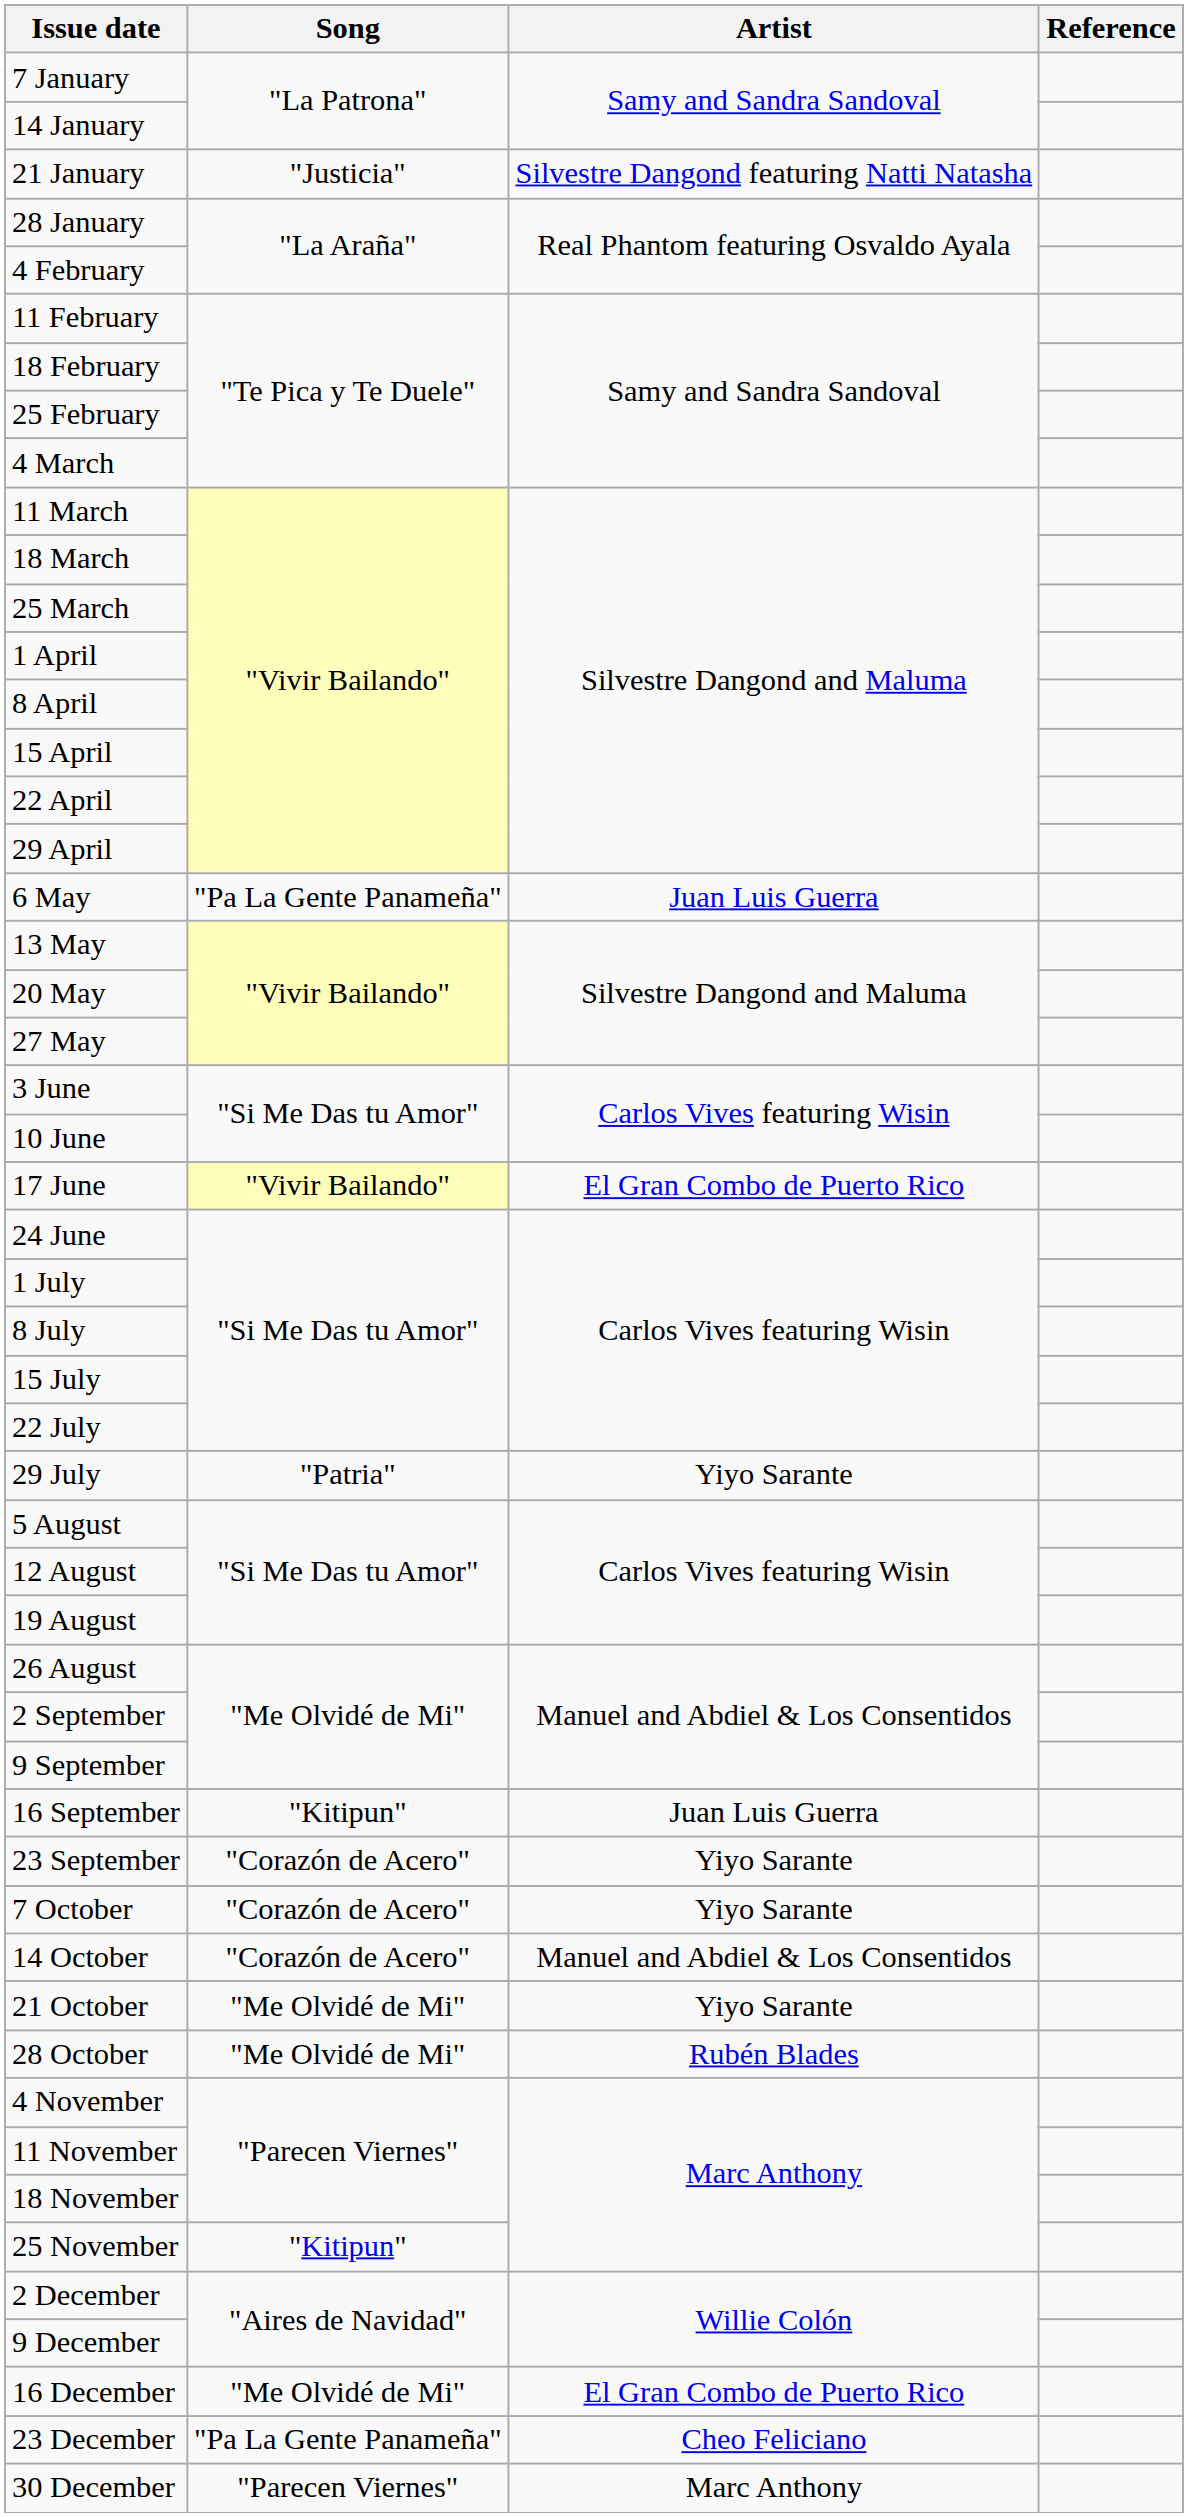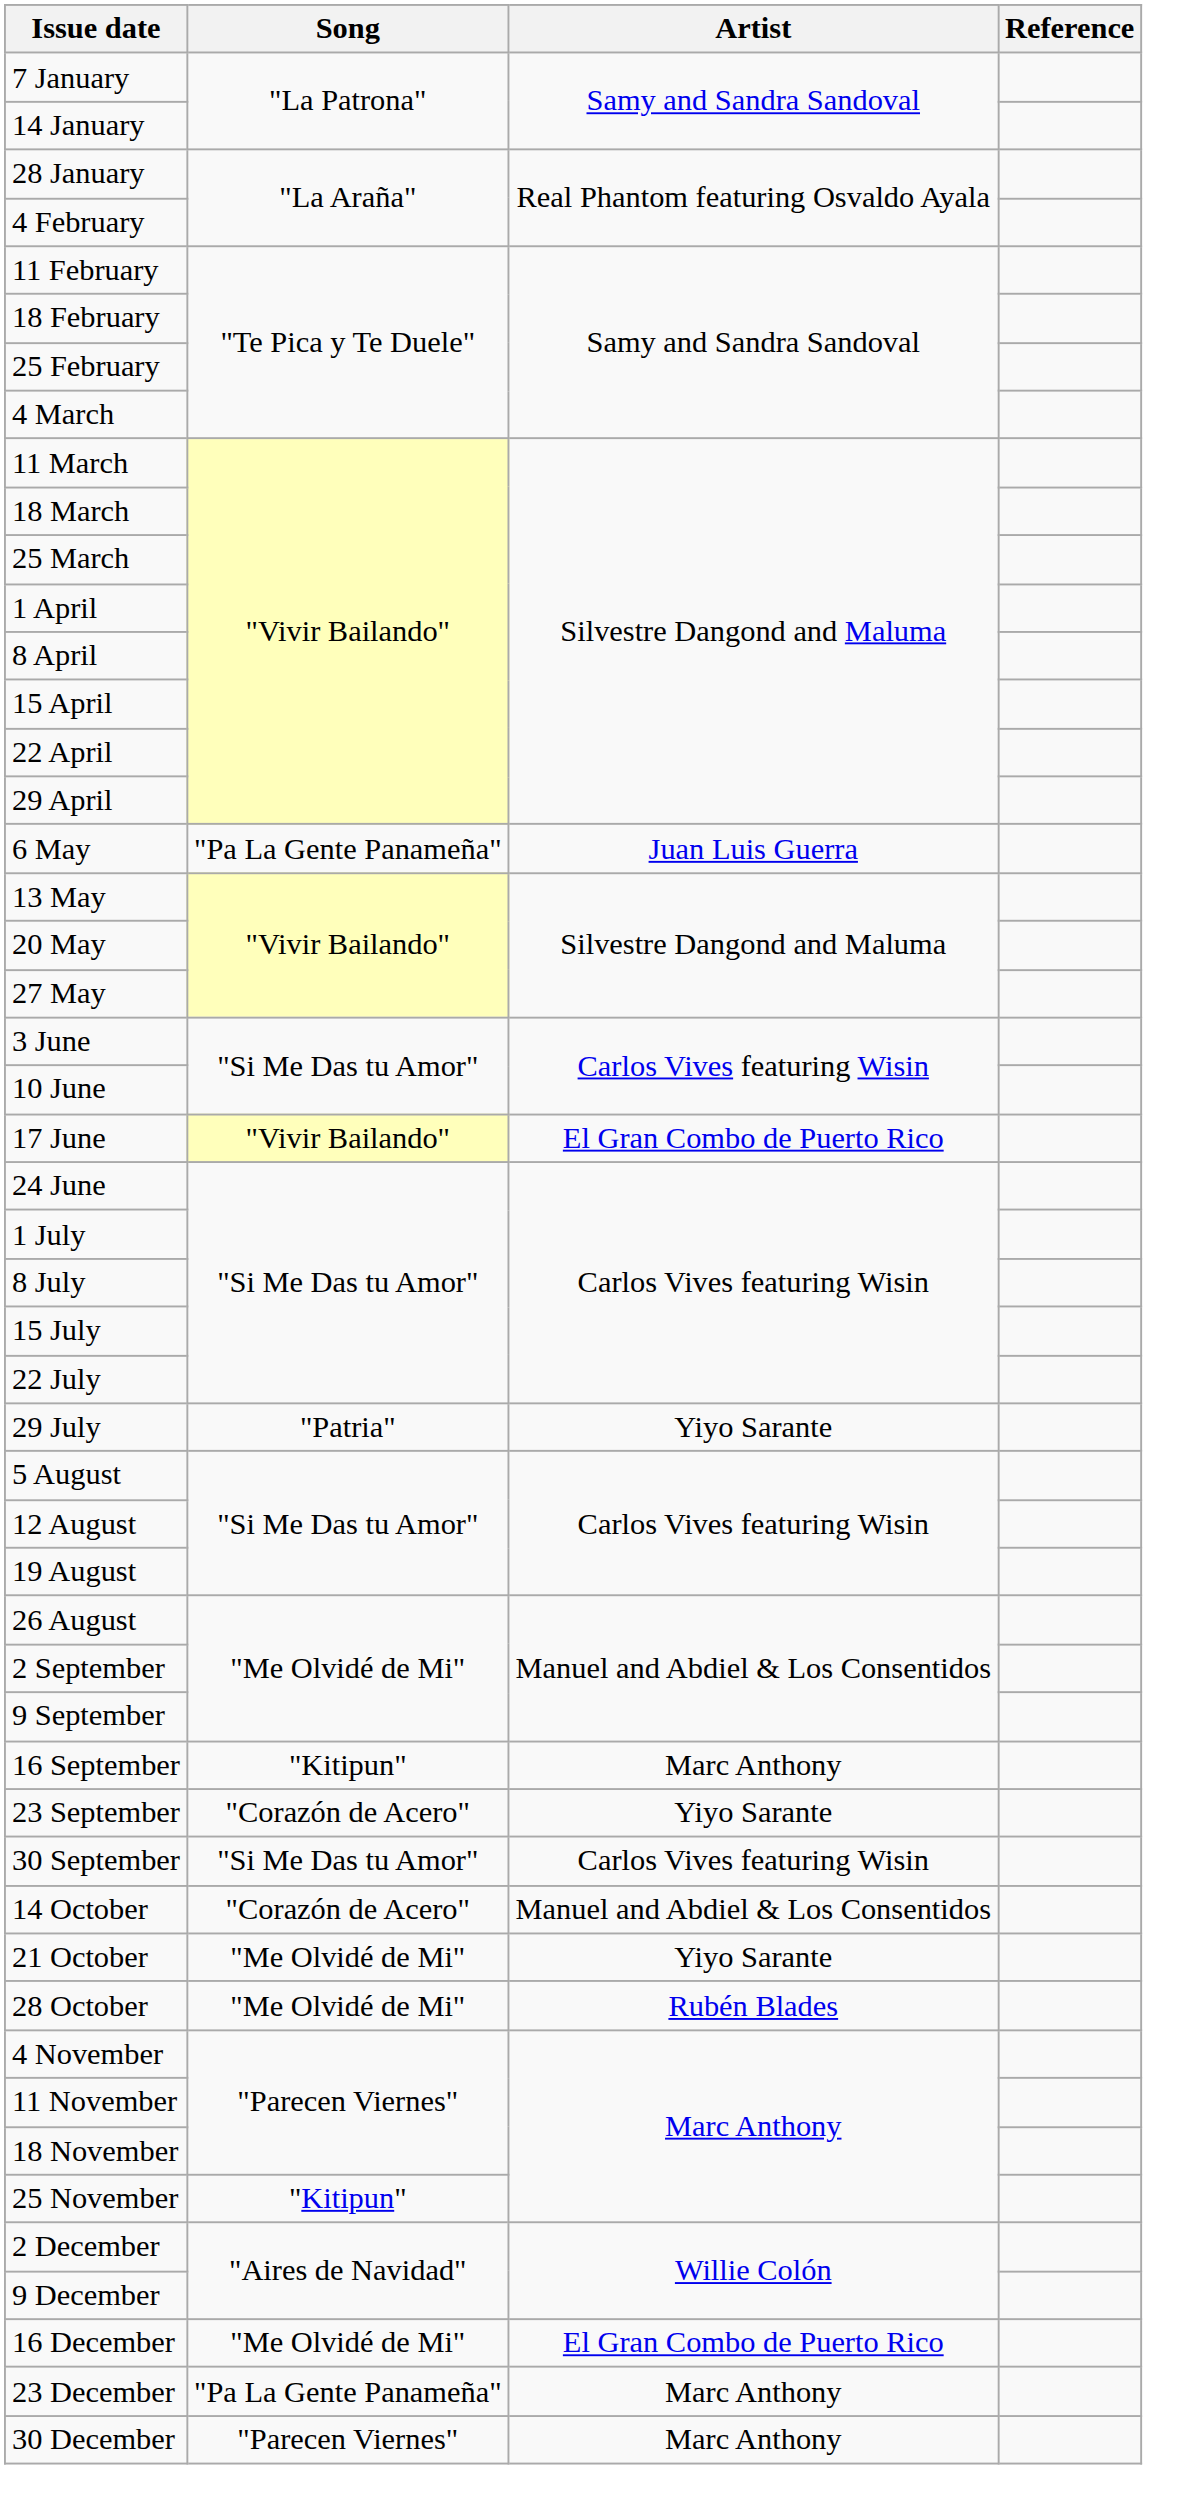- row: (78, 173)
(774, 1812) Juan Luis Guerra -> (753, 1764) Marc Anthony
+ row: (96, 1860)
- row: (72, 1908)
(774, 2439) Cheo Feliciano -> (753, 2391) Marc Anthony
